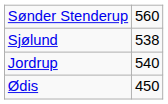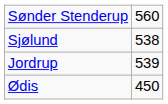(147, 63) 540 -> (147, 63) 539
